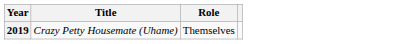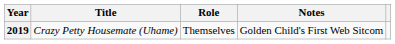+ column: (312, 13)
